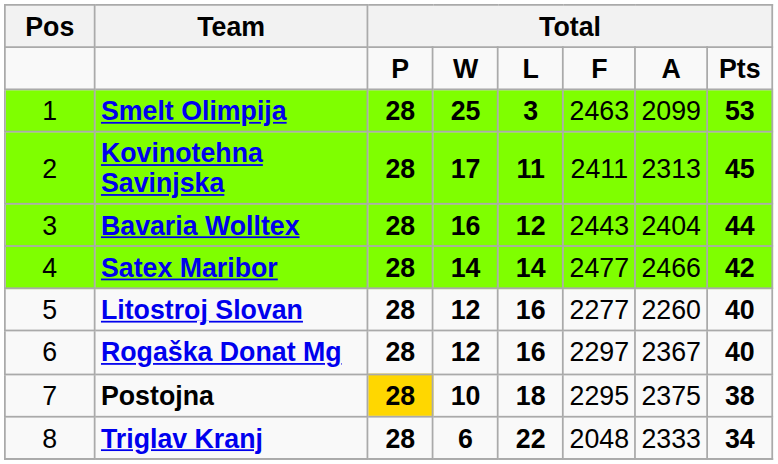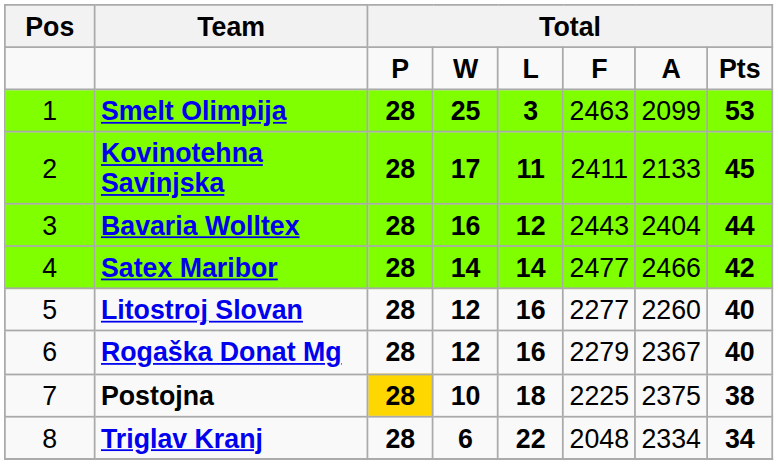(671, 168) 2313 -> (671, 168) 2133
(599, 353) 2297 -> (599, 353) 2279
(599, 395) 2295 -> (599, 395) 2225
(671, 437) 2333 -> (671, 437) 2334
